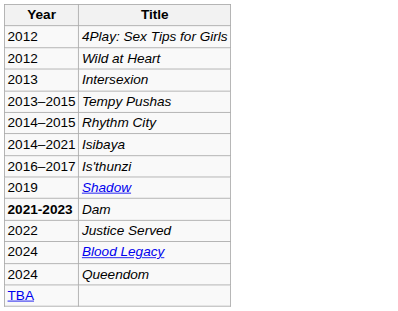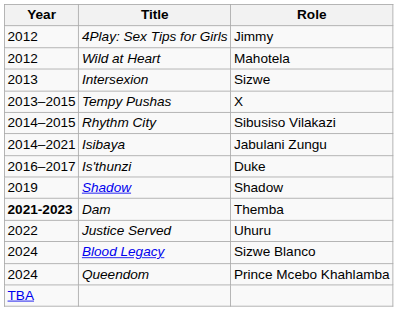+ column: (312, 15)
